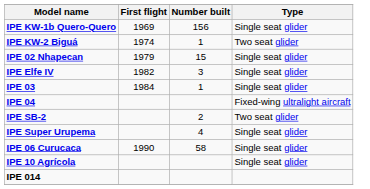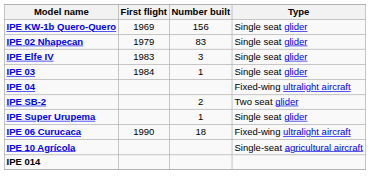- row: (42, 42)
(201, 57) 15 -> (201, 42) 83
(144, 72) 1982 -> (144, 57) 1983
(201, 132) 4 -> (201, 117) 1
(201, 147) 58 -> (201, 132) 18
(271, 147) Single seat glider -> (293, 132) Fixed-wing ultralight aircraft
(271, 162) Single seat glider -> (299, 147) Single-seat agricultural aircraft
